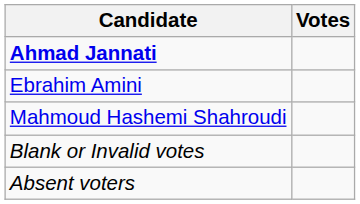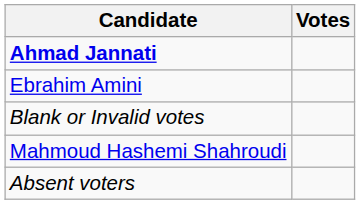rows swapped: (148, 118) <-> (107, 150)
